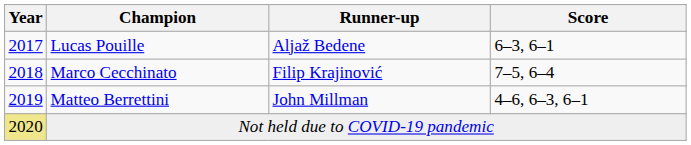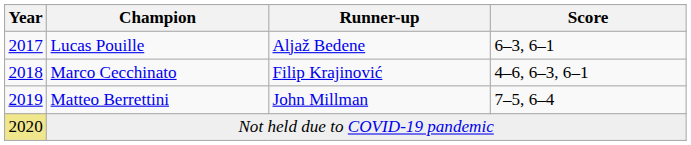(524, 72) 7–5, 6–4 -> (541, 72) 4–6, 6–3, 6–1
(541, 99) 4–6, 6–3, 6–1 -> (524, 99) 7–5, 6–4
